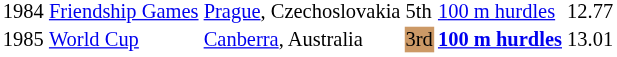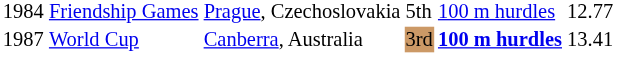(23, 39) 1985 -> (23, 39) 1987
(590, 39) 13.01 -> (590, 39) 13.41
